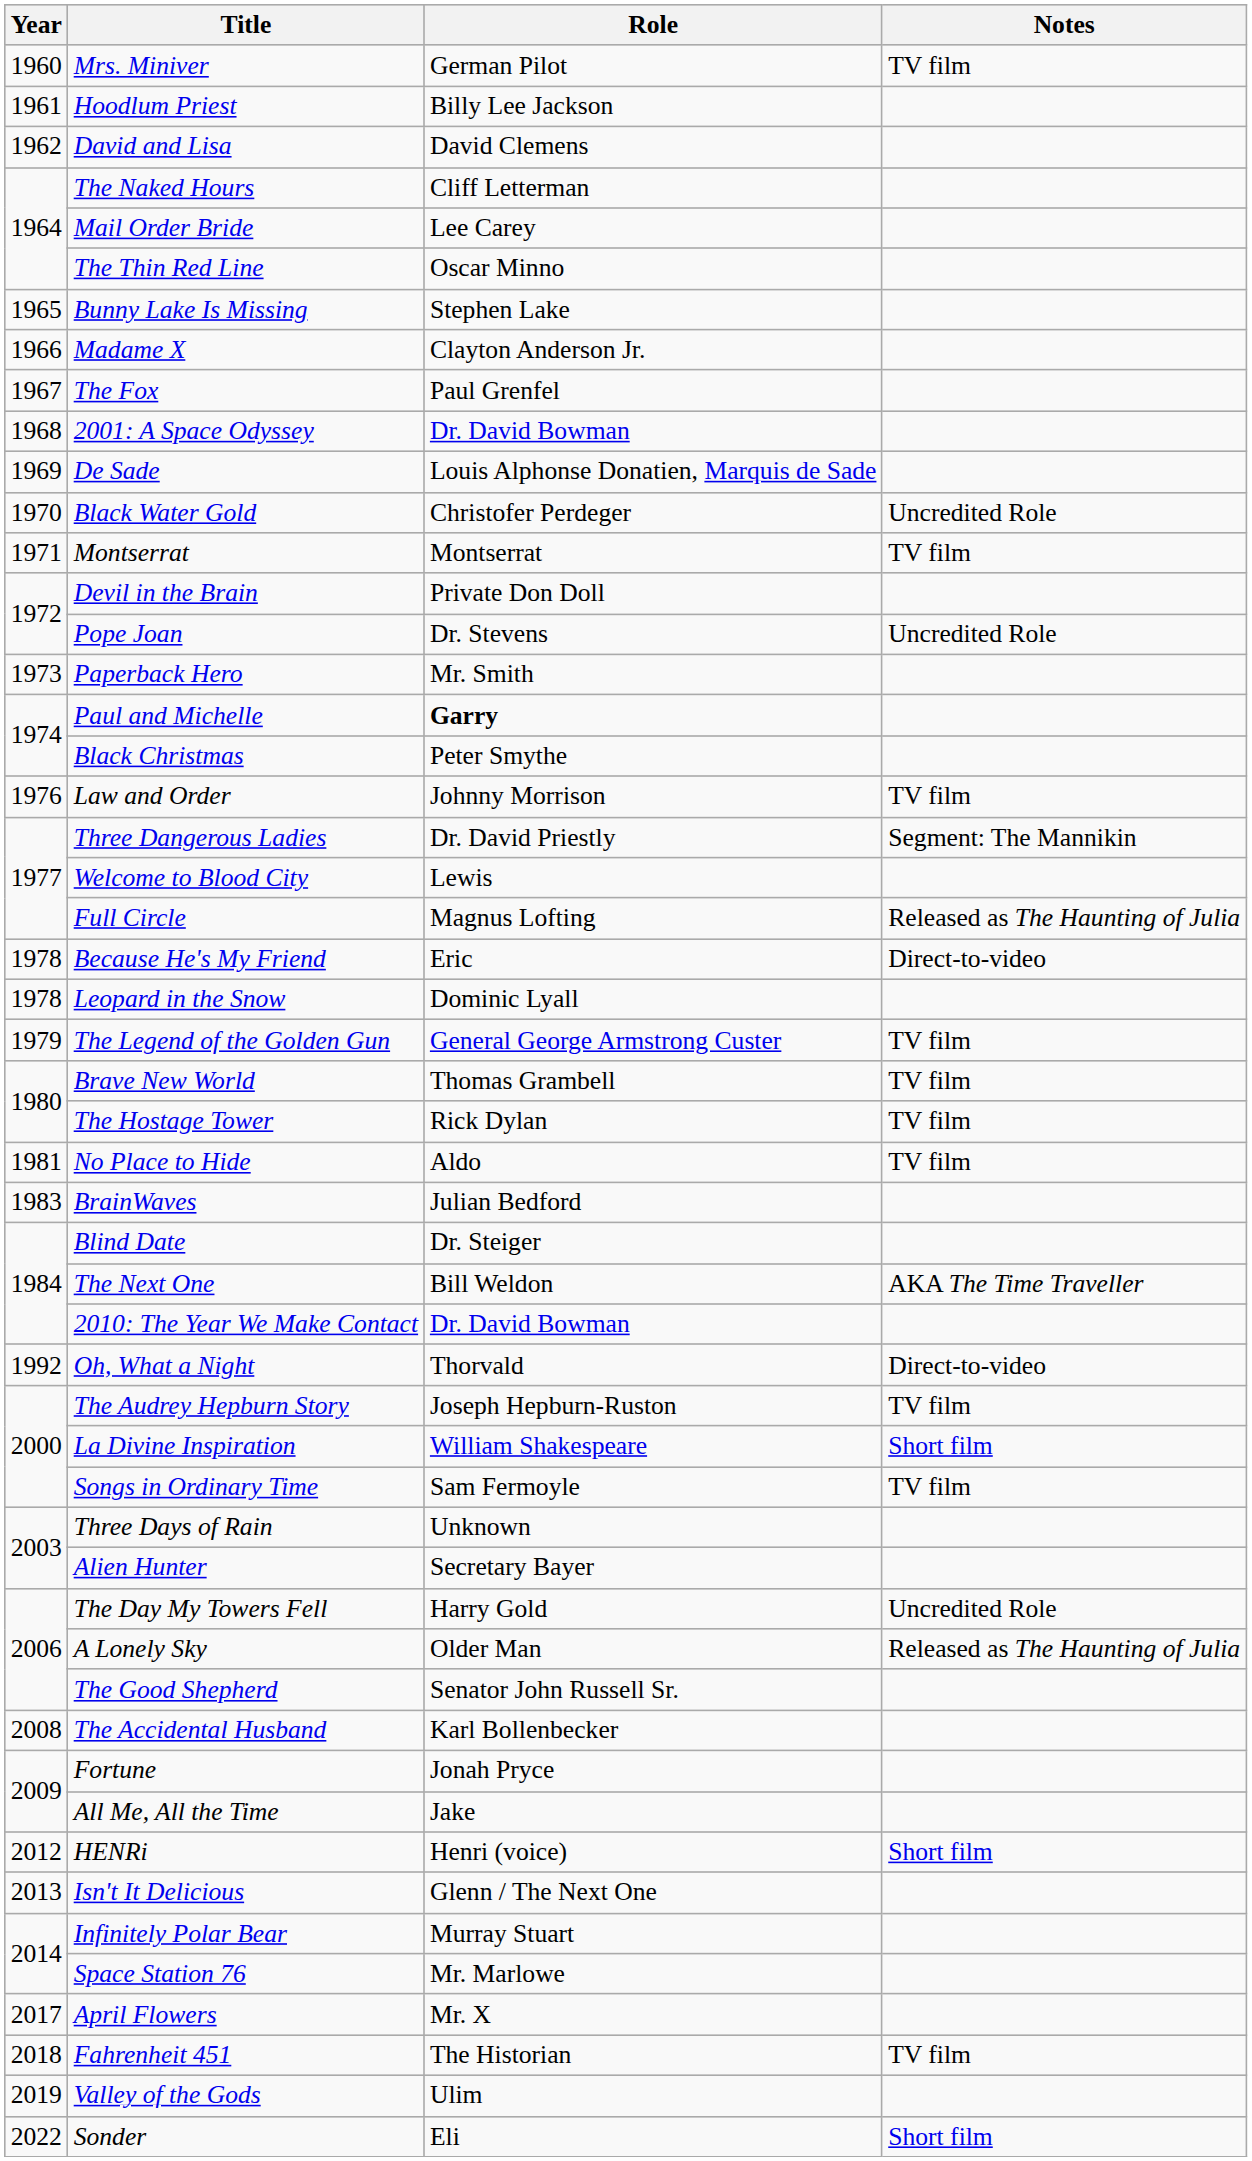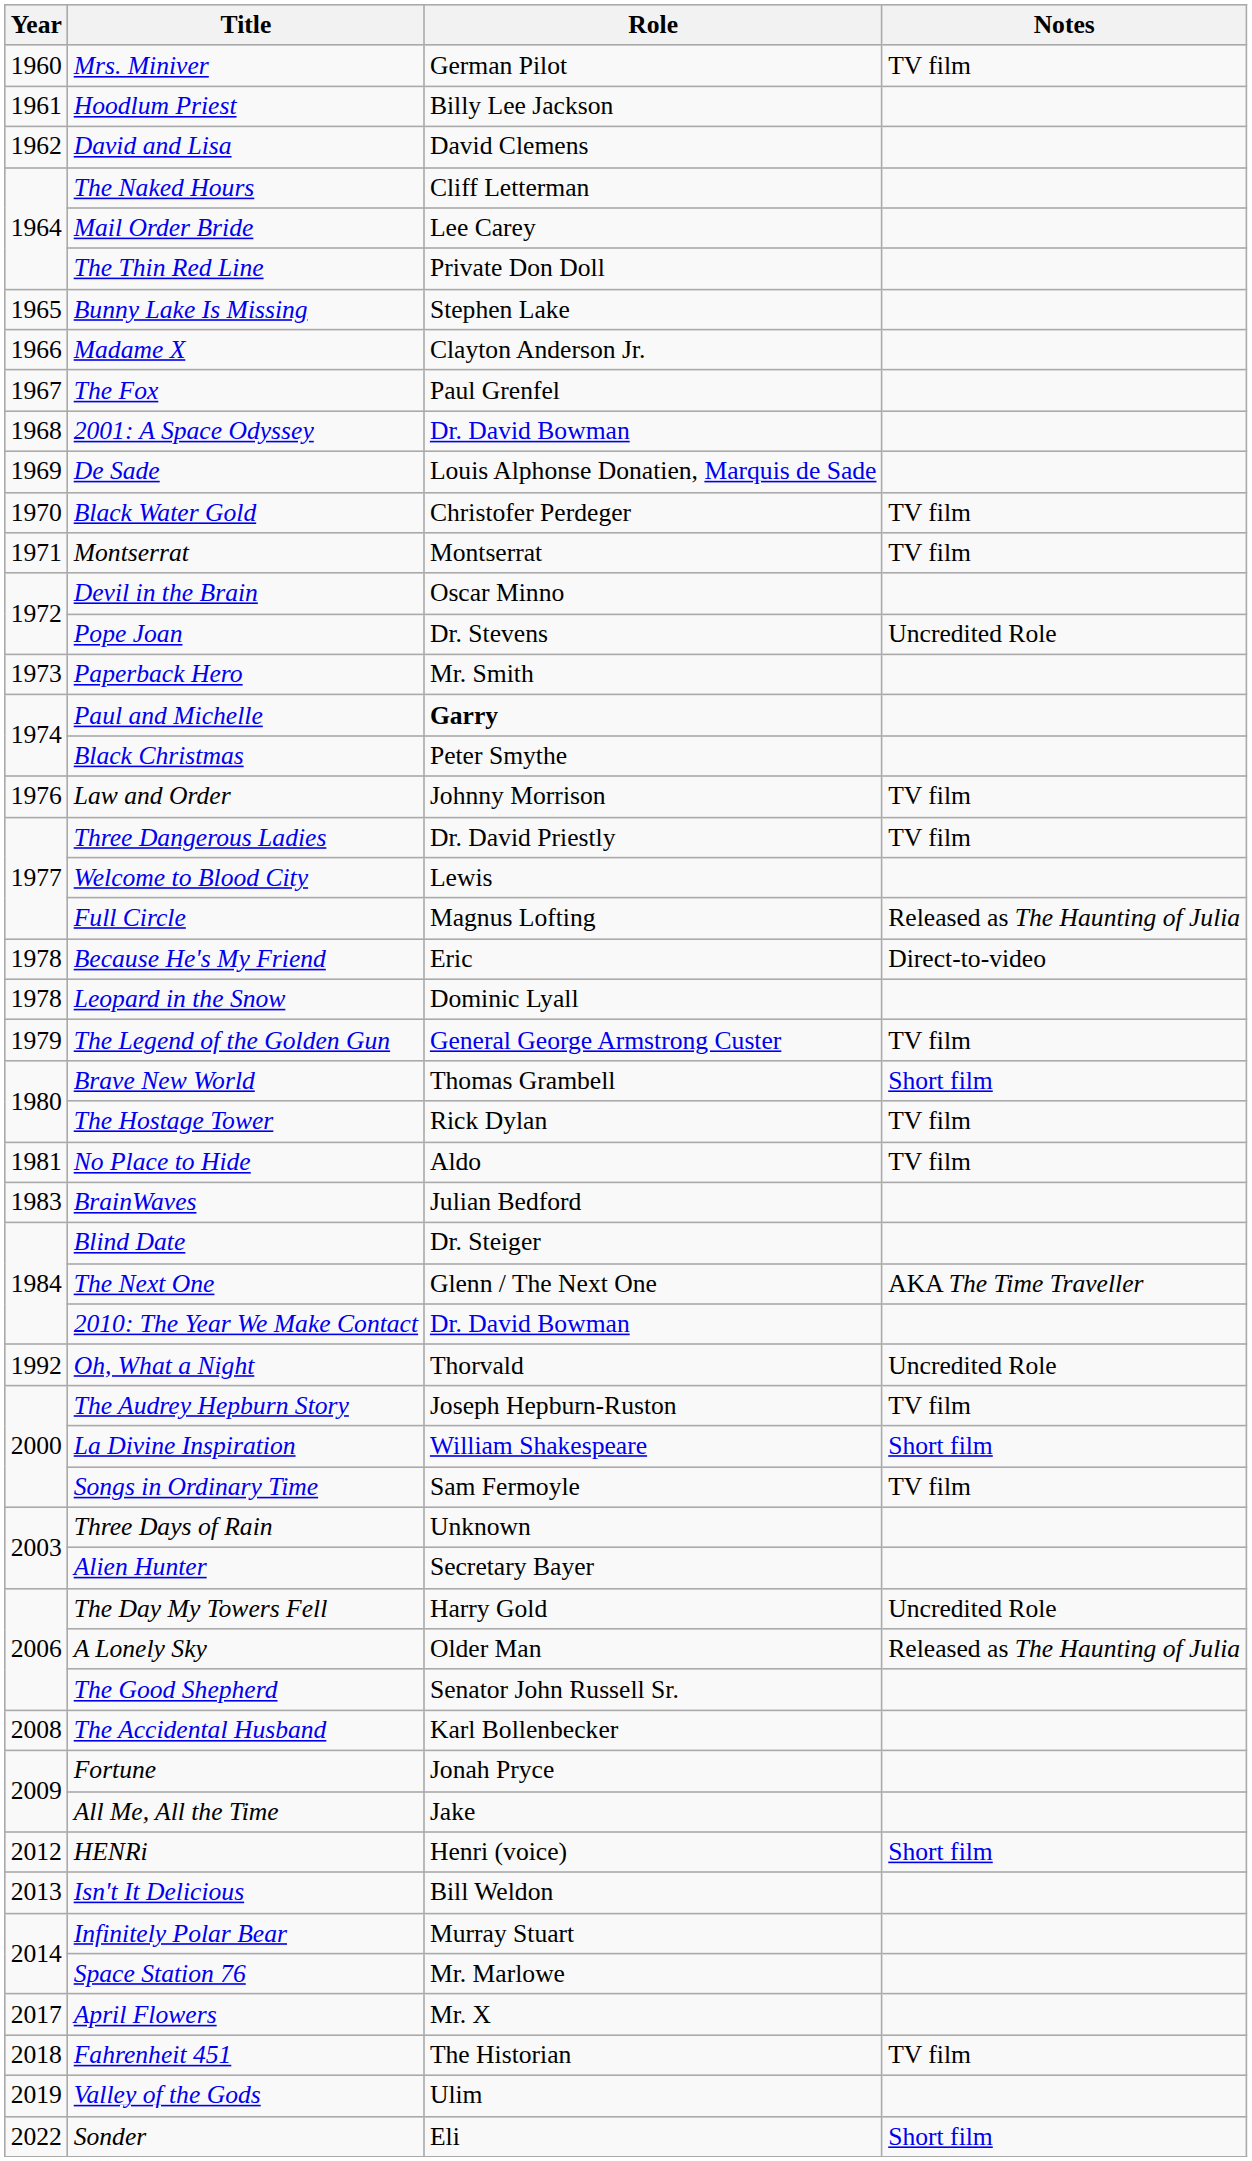(497, 268) Oscar Minno -> (517, 268) Private Don Doll
(972, 512) Uncredited Role -> (930, 512) TV film
(517, 593) Private Don Doll -> (497, 593) Oscar Minno
(1012, 836) Segment: The Mannikin -> (930, 836) TV film
(930, 1080) TV film -> (941, 1080) Short film
(492, 1283) Bill Weldon -> (543, 1283) Glenn / The Next One
(967, 1364) Direct-to-video -> (972, 1364) Uncredited Role
(543, 1892) Glenn / The Next One -> (492, 1892) Bill Weldon
